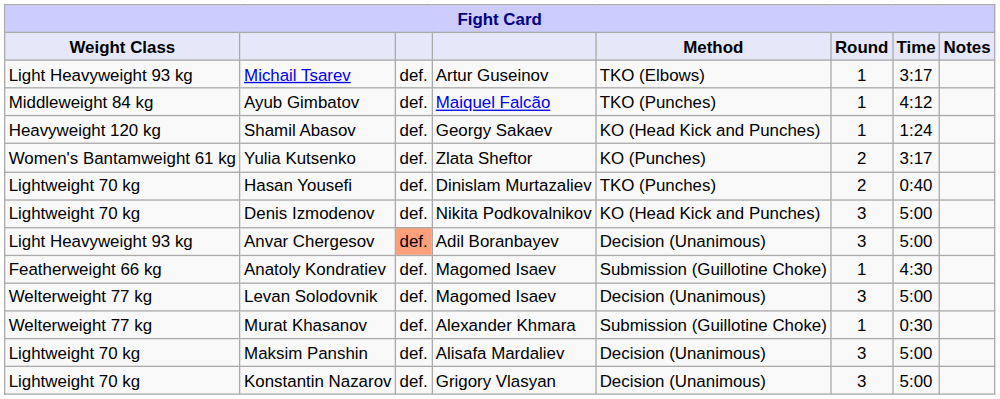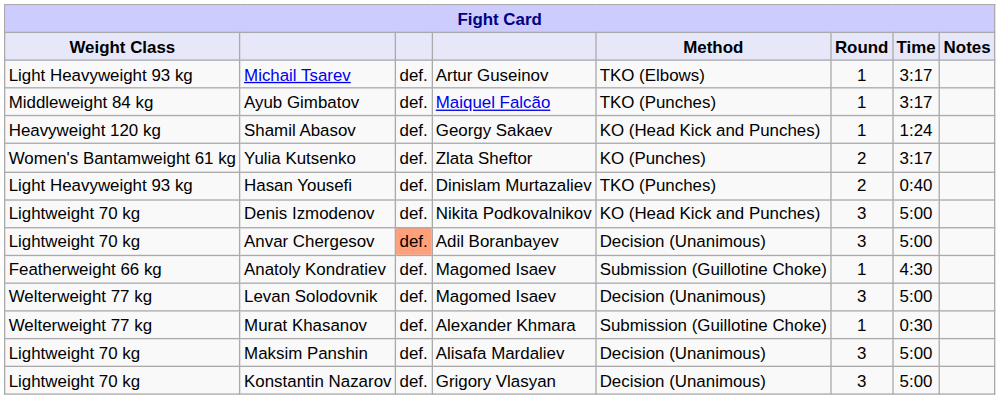(916, 102) 4:12 -> (916, 102) 3:17
(74, 185) Lightweight 70 kg -> (101, 185) Light Heavyweight 93 kg
(101, 241) Light Heavyweight 93 kg -> (74, 241) Lightweight 70 kg
